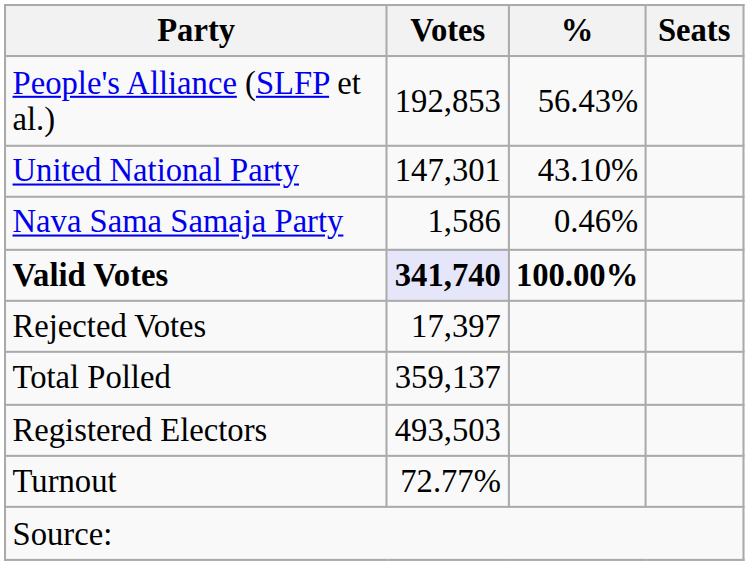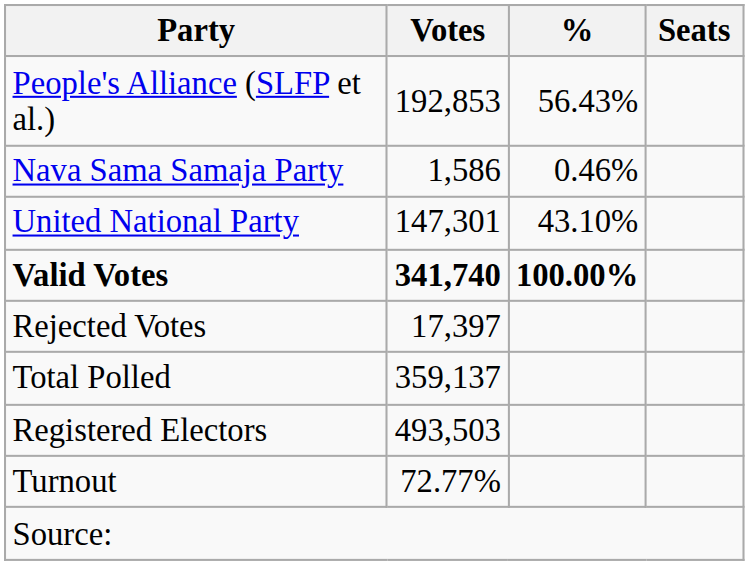rows swapped: (156, 170) <-> (178, 222)
(448, 274) lavender background -> (448, 274) no background
